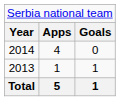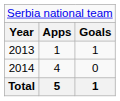rows swapped: (22, 68) <-> (22, 50)
